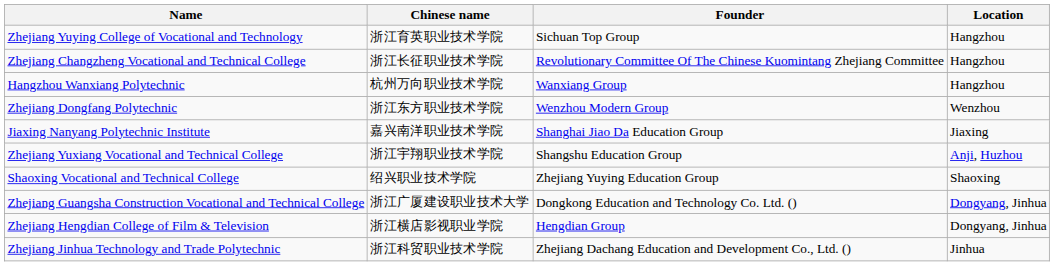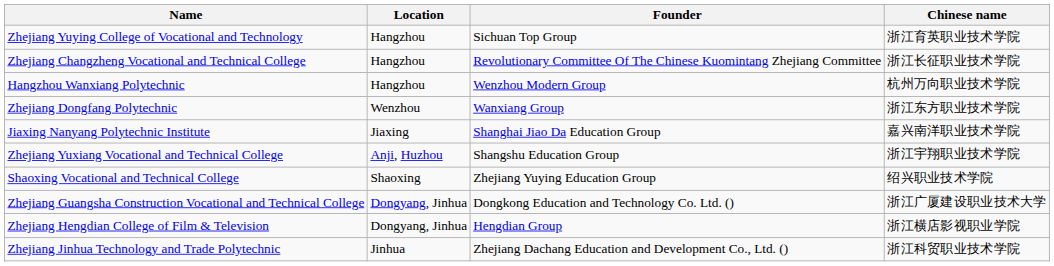columns swapped: (450, 15) <-> (998, 15)
(581, 84) Wanxiang Group -> (539, 84) Wenzhou Modern Group
(602, 107) Wenzhou Modern Group -> (519, 107) Wanxiang Group
